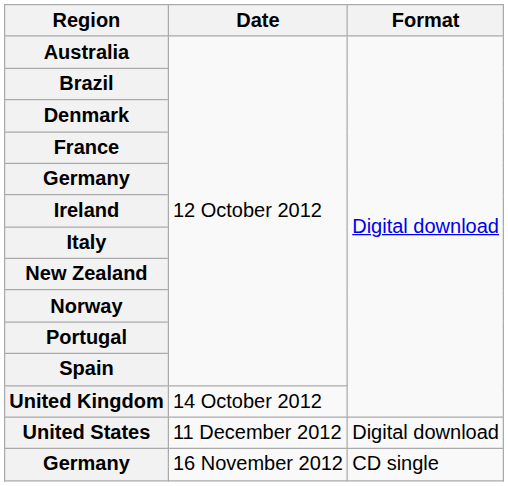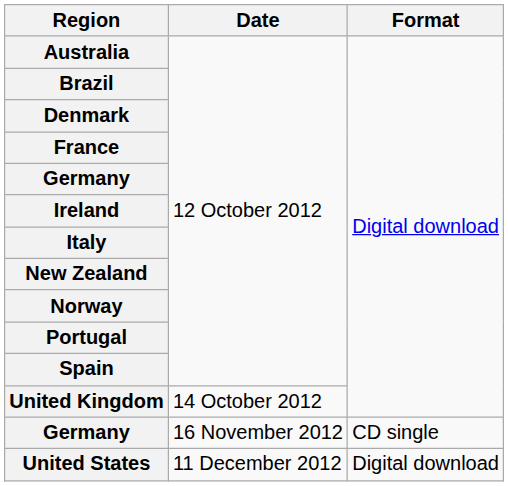rows swapped: (86, 464) <-> (86, 432)
